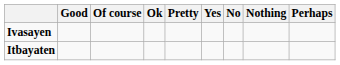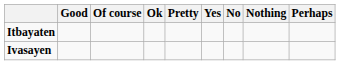rows swapped: (29, 32) <-> (31, 50)
